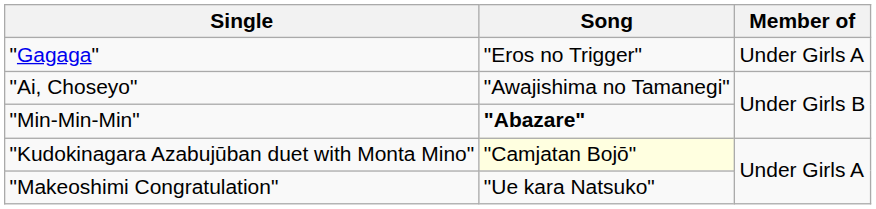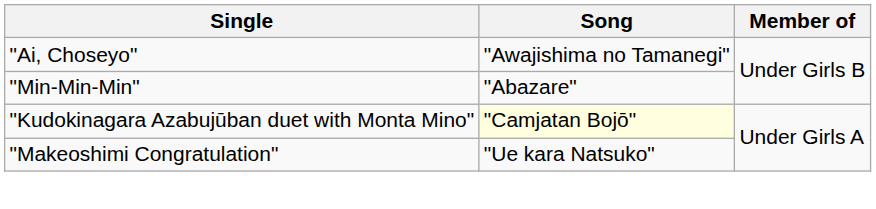- row: (54, 54)
(535, 120) bold -> (530, 87) normal
